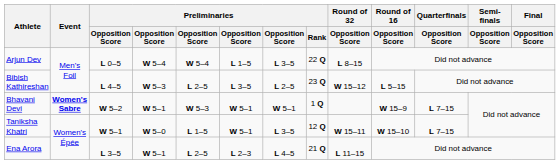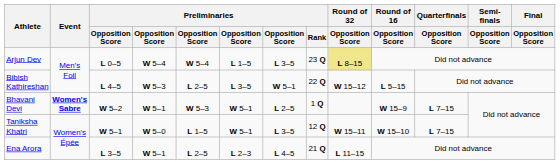(317, 59) 22 Q -> (317, 59) 23 Q
(350, 63) no background -> (350, 63) khaki background
(284, 86) L 2–5 -> (284, 86) W 5–1
(317, 81) 23 Q -> (317, 81) 22 Q
(284, 108) W 5–1 -> (284, 108) L 2–5
